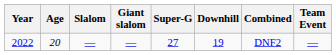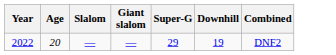- column: (313, 19)
(173, 42) 27 -> (173, 42) 29
